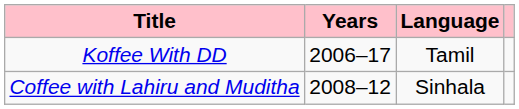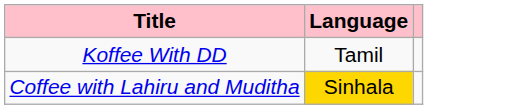- column: (350, 21)
(450, 87) no background -> (359, 87) gold background
